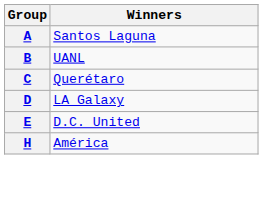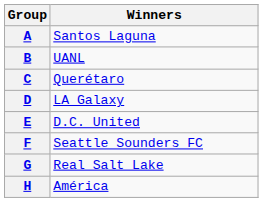+ row: (27, 144)
+ row: (27, 165)
